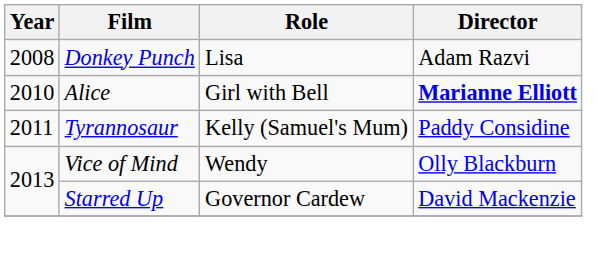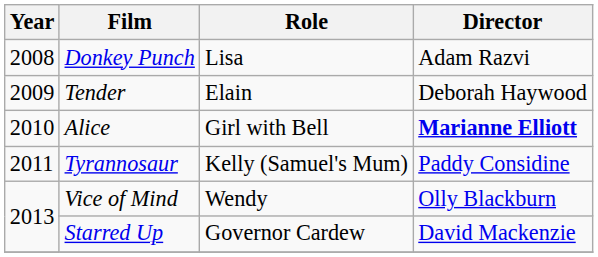+ row: (95, 92)
